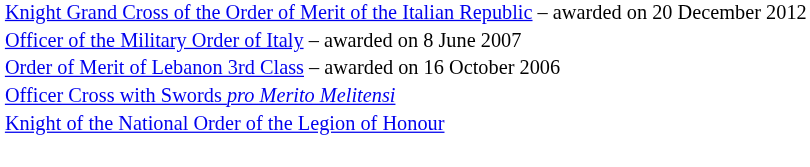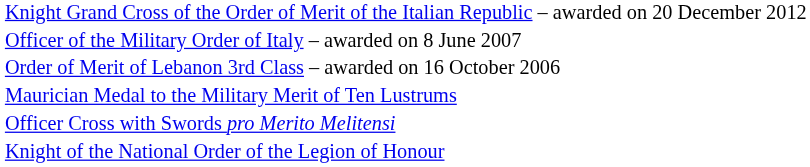+ row: (231, 95)
